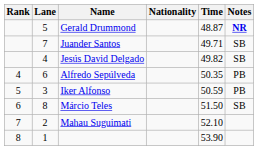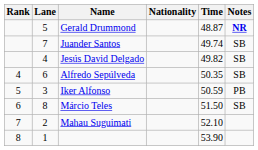(212, 43) 49.71 -> (212, 43) 49.74
(239, 75) PB -> (239, 75) SB
